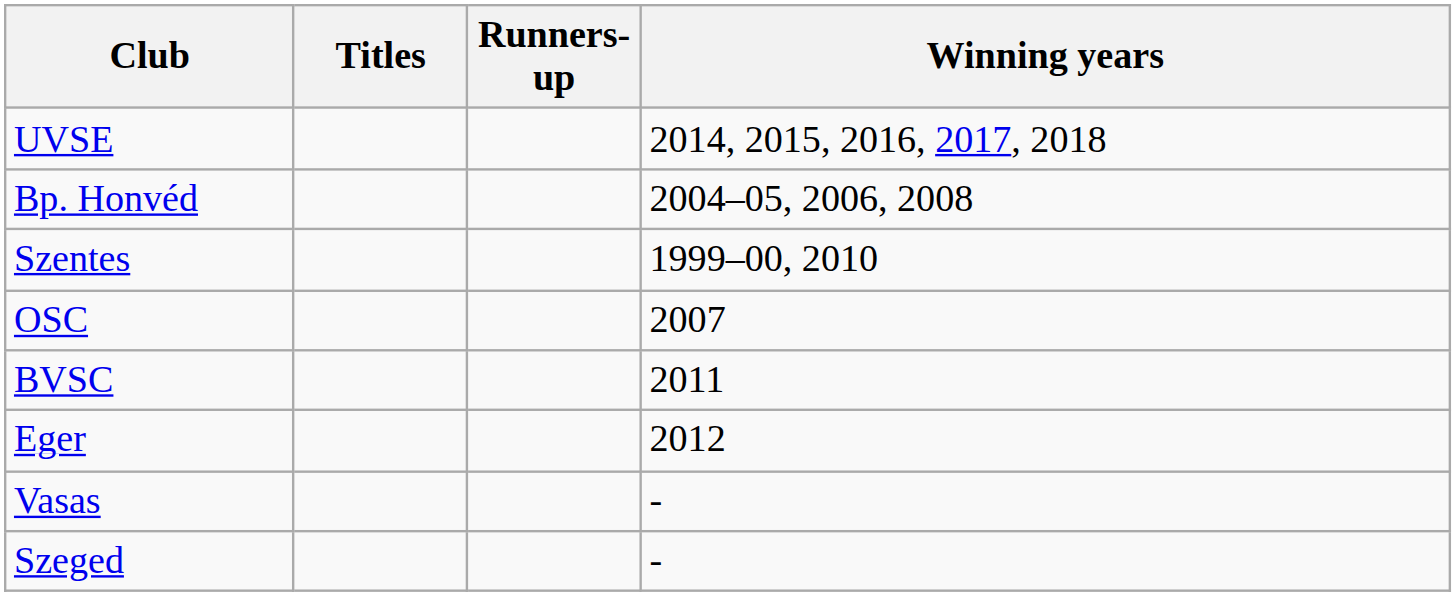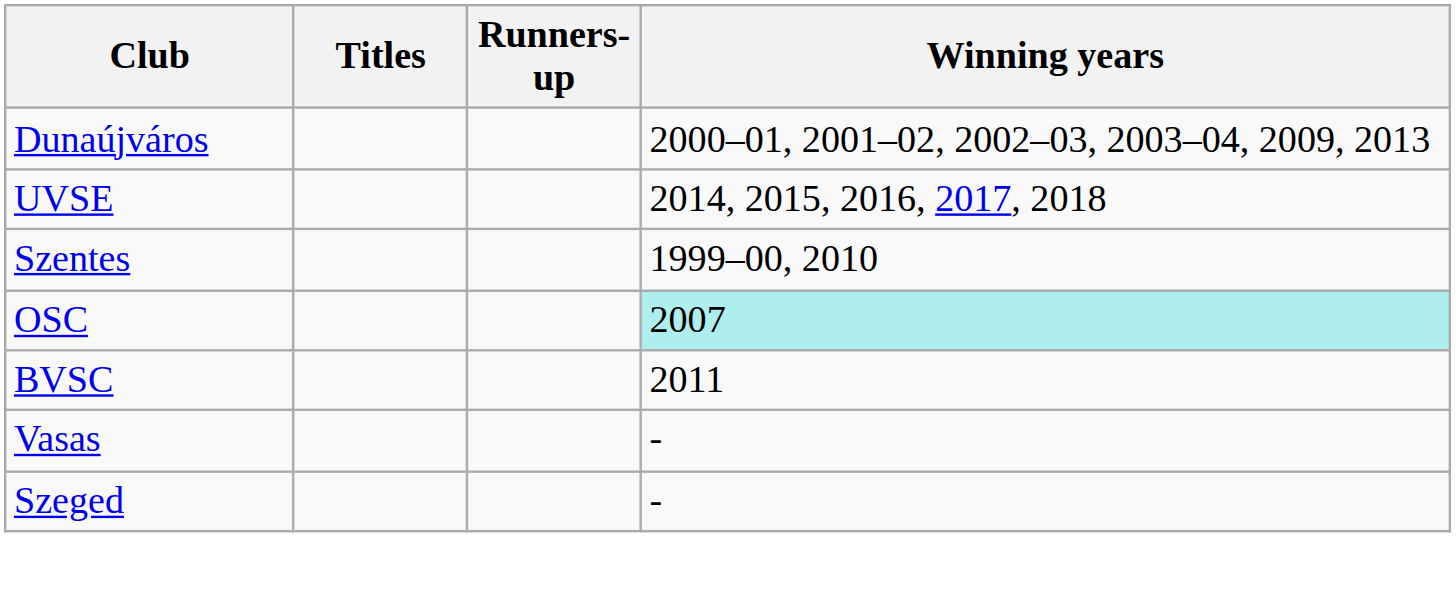+ row: (111, 137)
- row: (106, 198)
(688, 319) no background -> (688, 319) paleturquoise background
- row: (50, 439)
